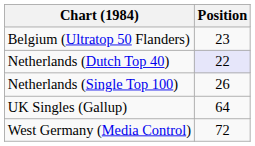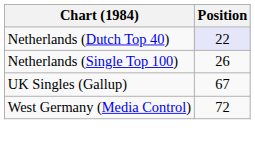- row: (99, 38)
(222, 107) 64 -> (222, 84) 67
